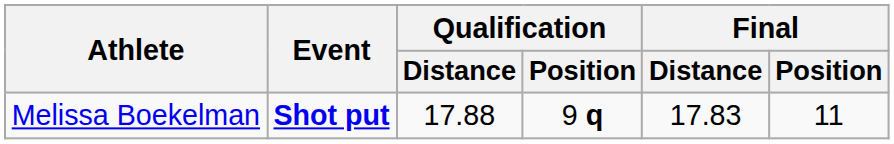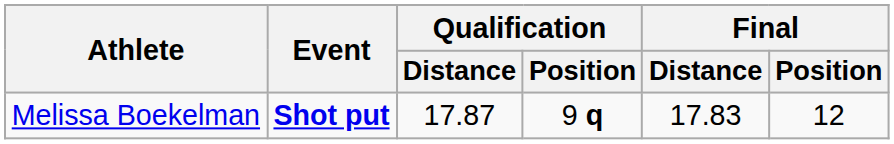(459, 116) 17.88 -> (459, 116) 17.87
(829, 116) 11 -> (829, 116) 12
